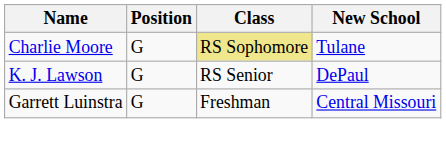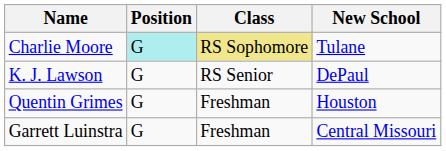(137, 46) no background -> (137, 46) paleturquoise background
+ row: (66, 103)
